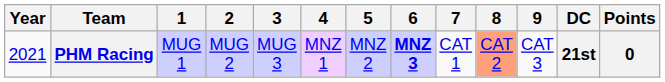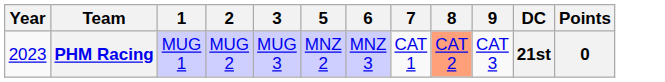- column: (323, 18)
(28, 54) 2021 -> (28, 54) 2023
(413, 54) bold -> (368, 54) normal
